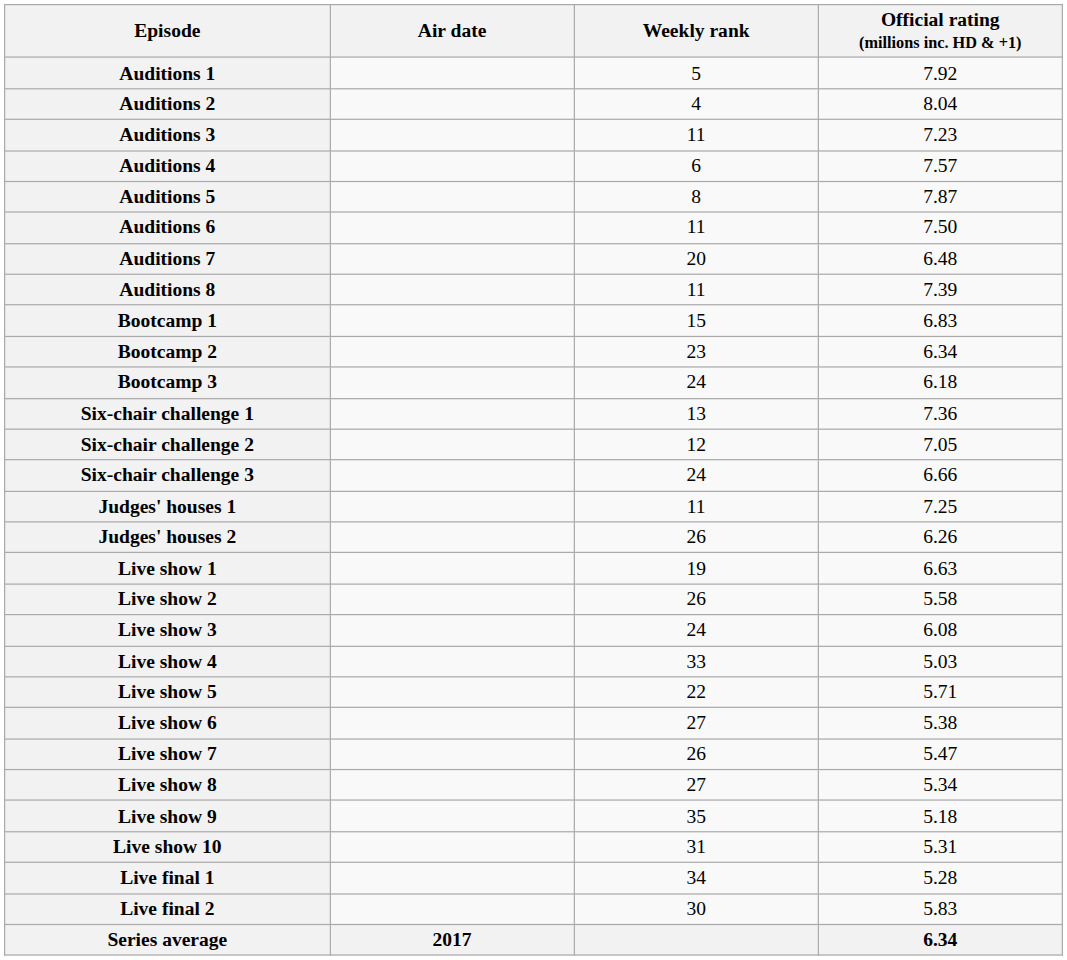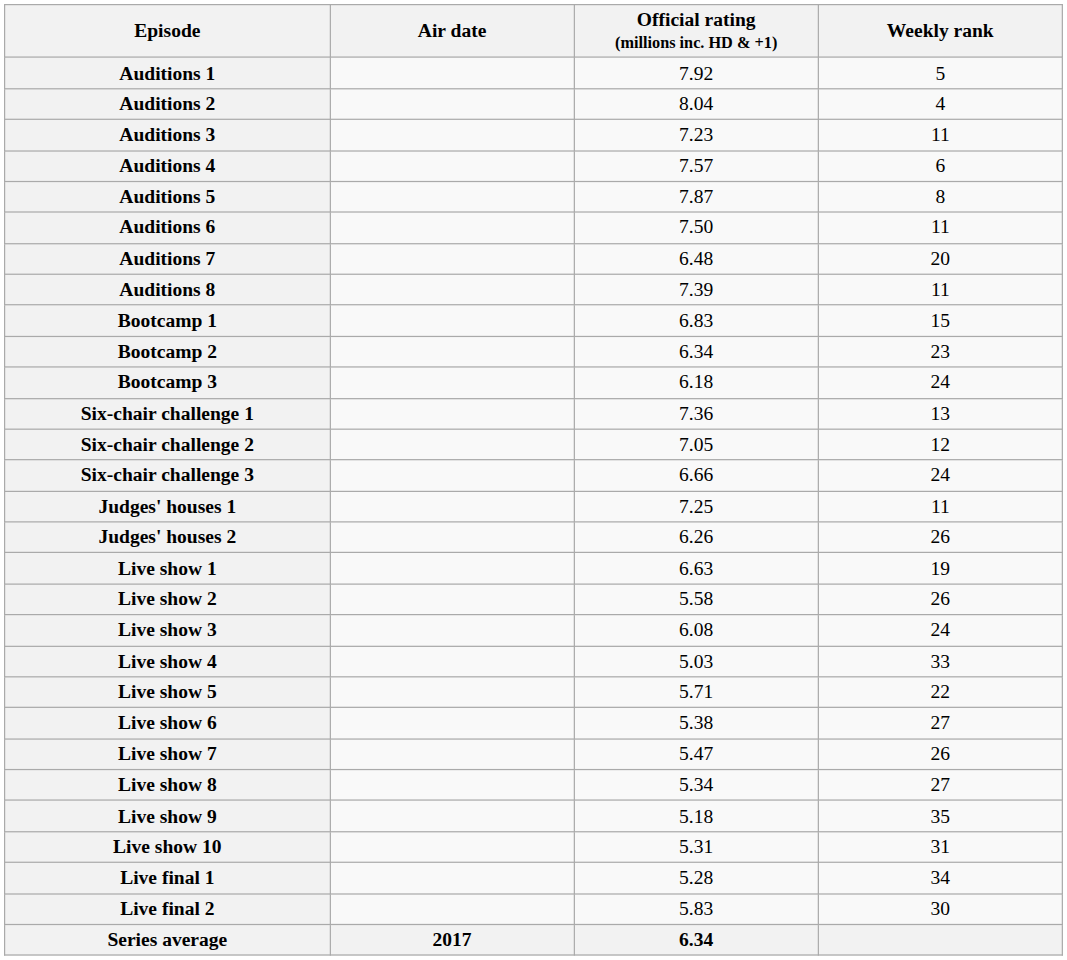columns swapped: (940, 30) <-> (696, 30)
